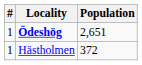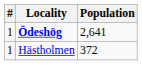(93, 32) 2,651 -> (93, 32) 2,641
